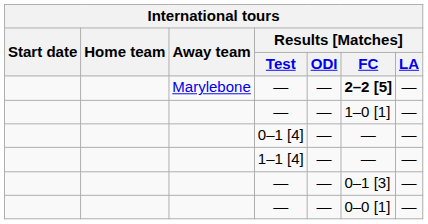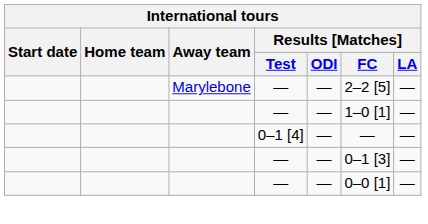(368, 87) bold -> (367, 87) normal
- row: (212, 160)
